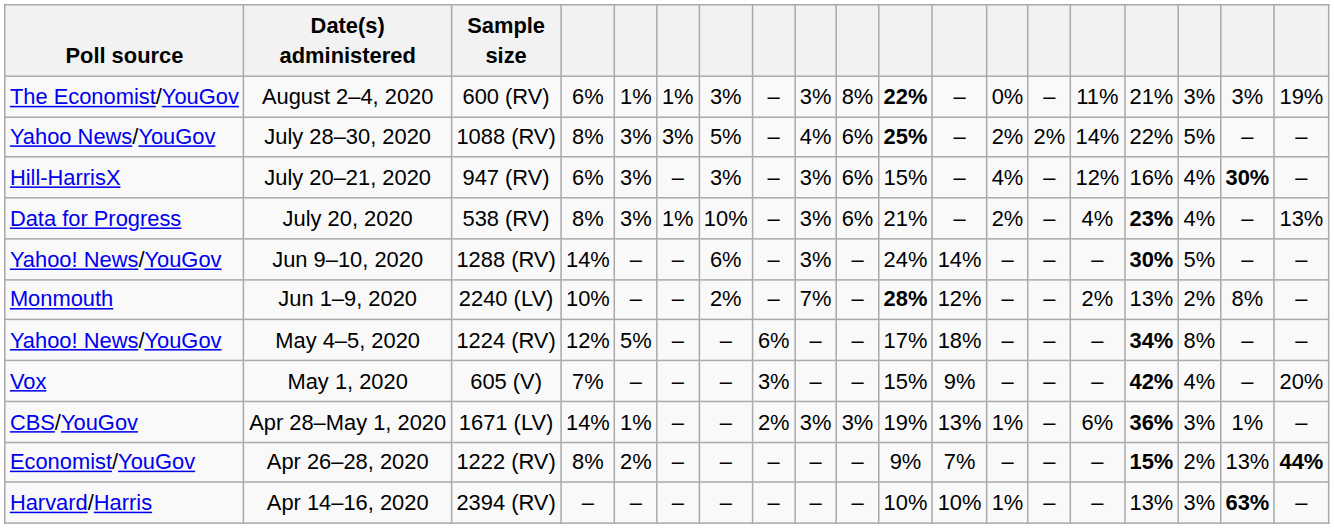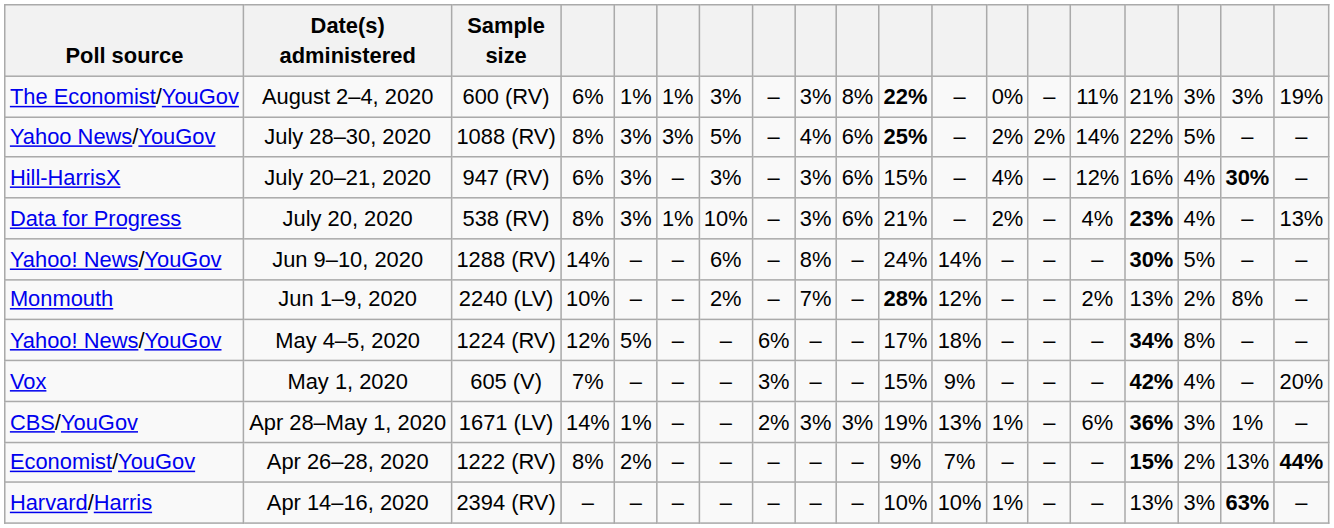(816, 259) 3% -> (816, 259) 8%
